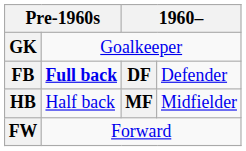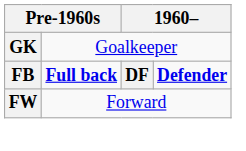(194, 74) normal -> (192, 74) bold
- row: (23, 103)
